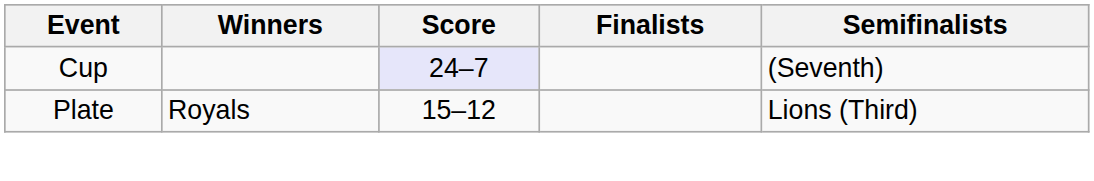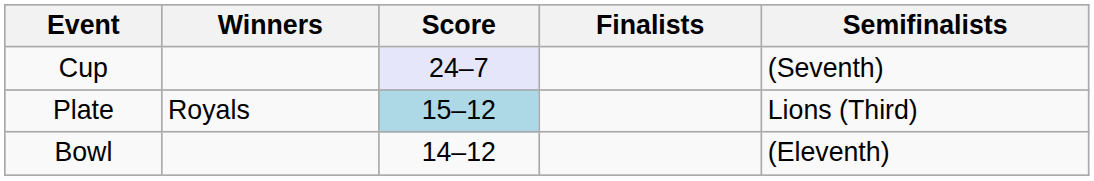(459, 110) no background -> (459, 110) lightblue background
+ row: (83, 152)
